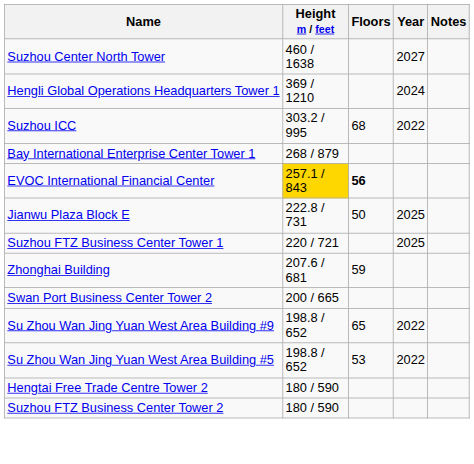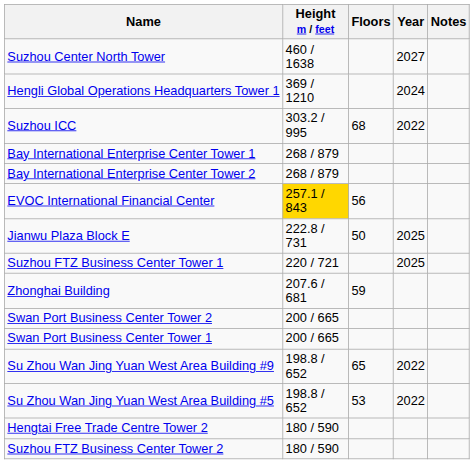+ row: (131, 173)
(359, 180) bold -> (359, 201) normal
+ row: (110, 338)
